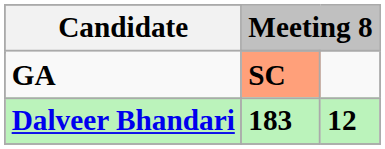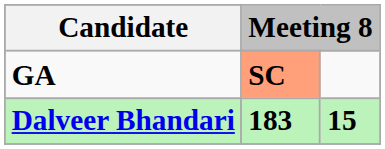(342, 120) 12 -> (342, 120) 15
